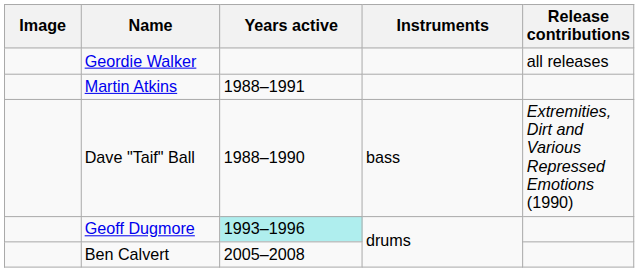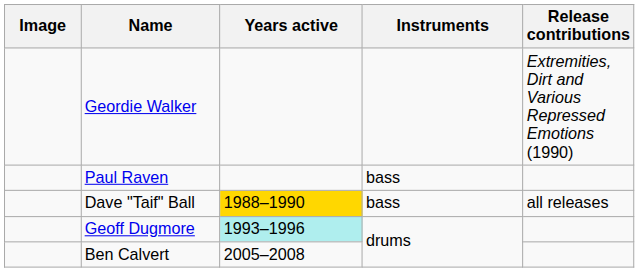(568, 61) all releases -> (569, 106) Extremities, Dirt and Various Repressed Emotions (1990)
+ row: (126, 177)
- row: (131, 86)
(264, 157) no background -> (264, 203) gold background
(569, 157) Extremities, Dirt and Various Repressed Emotions (1990) -> (568, 203) all releases
